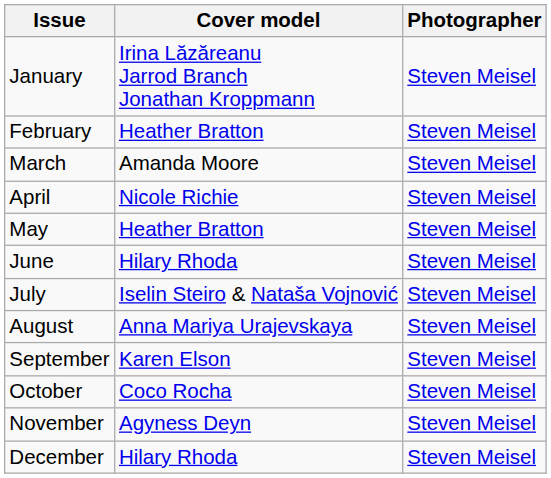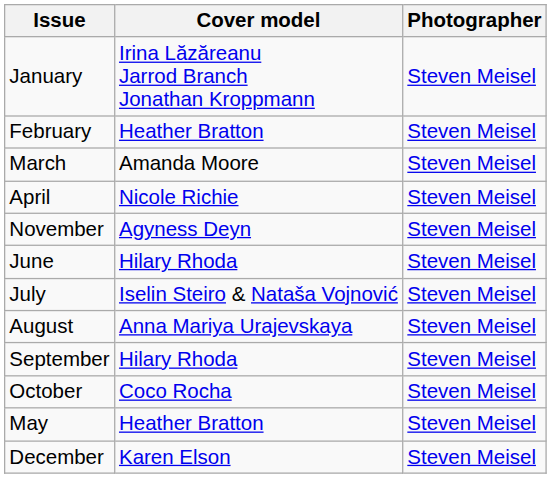rows swapped: (29, 229) <-> (57, 424)
(175, 359) Karen Elson -> (178, 359) Hilary Rhoda
(178, 456) Hilary Rhoda -> (175, 456) Karen Elson
